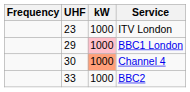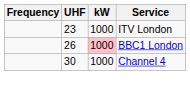(70, 45) 29 -> (70, 45) 26
(102, 62) lightsalmon background -> (102, 62) no background
- row: (132, 78)
